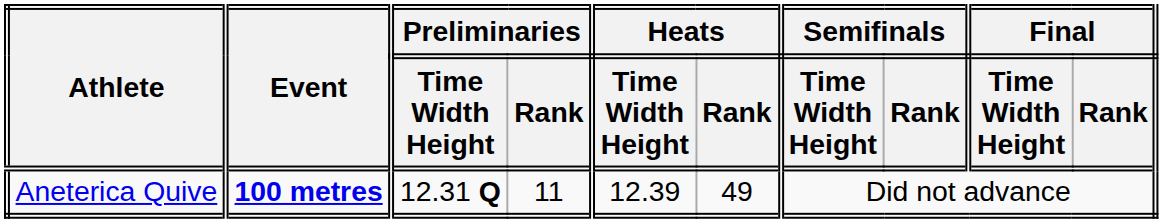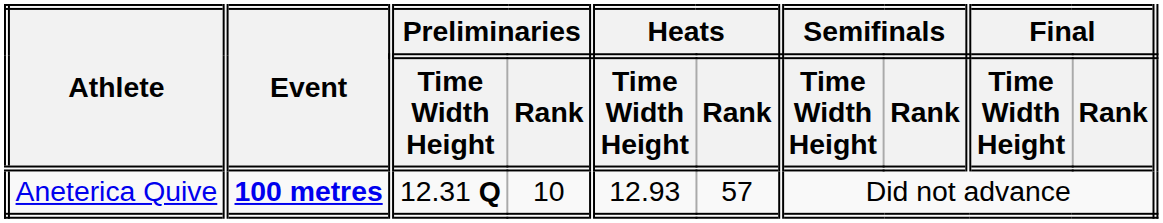(549, 192) 11 -> (549, 192) 10
(645, 192) 12.39 -> (645, 192) 12.93
(737, 192) 49 -> (737, 192) 57
